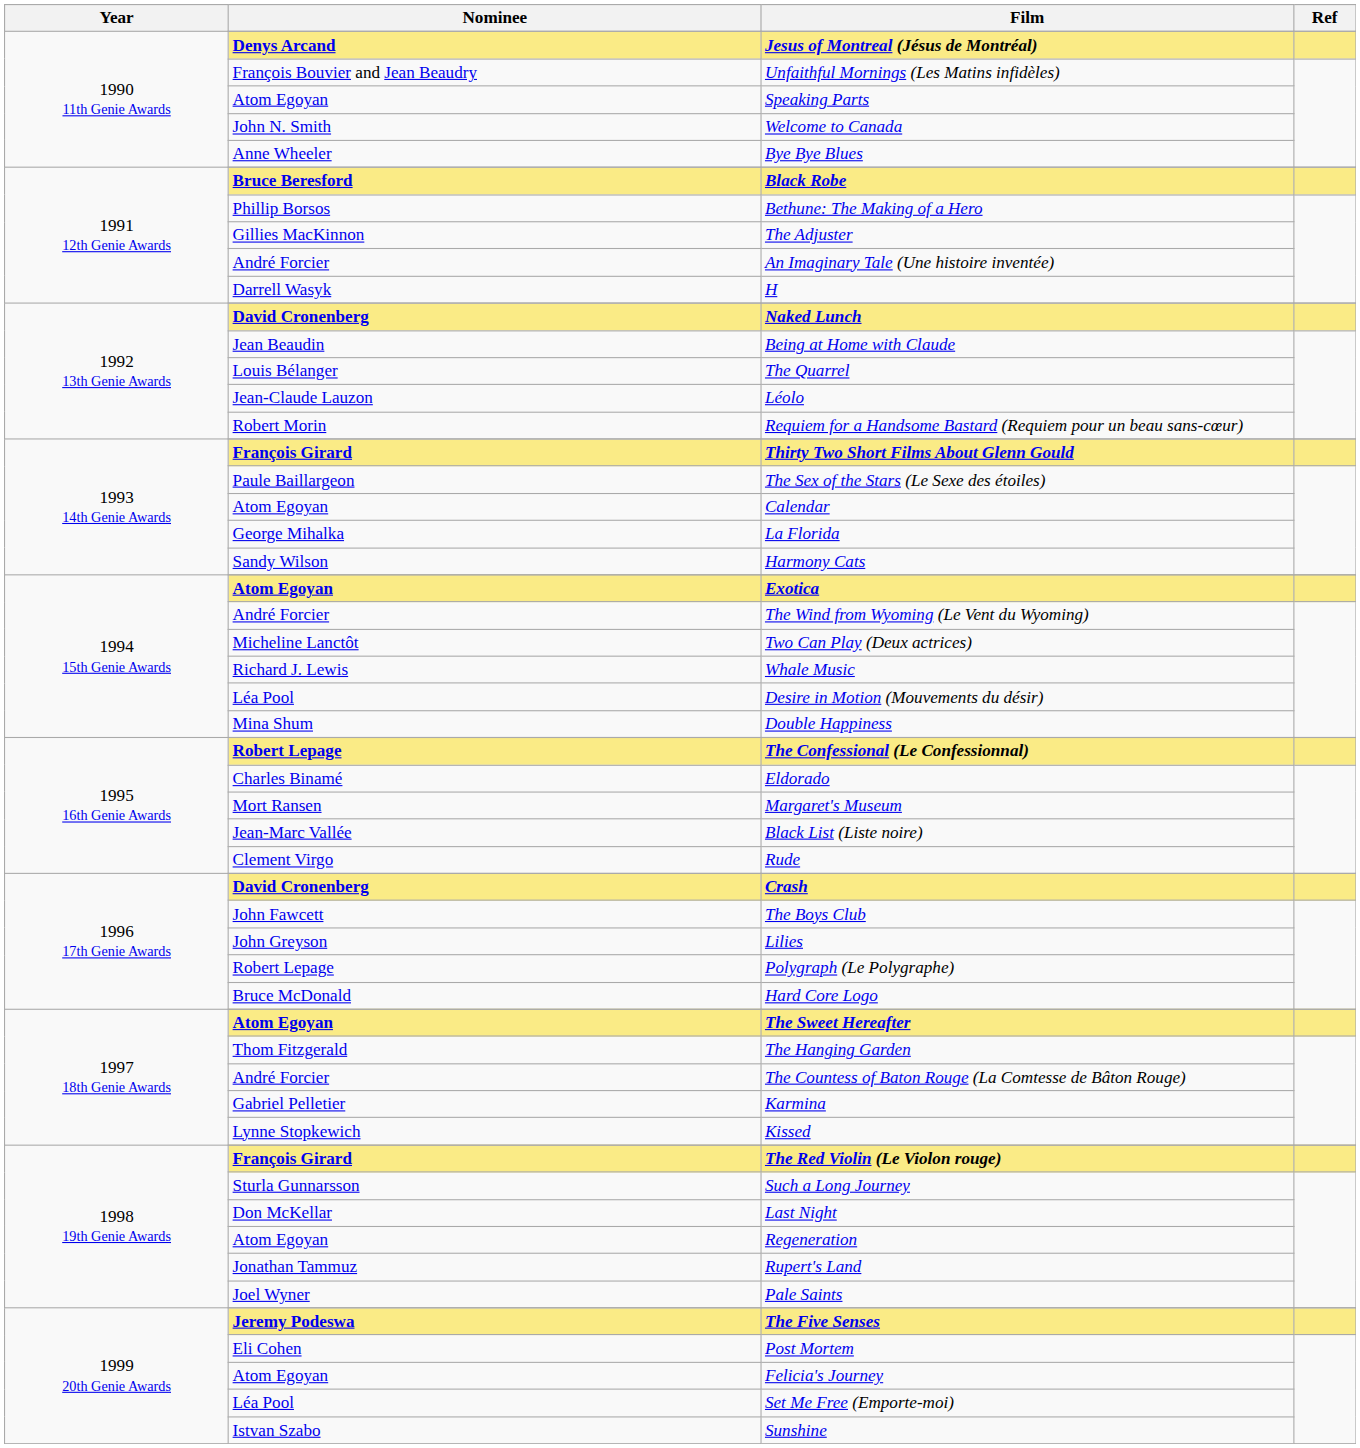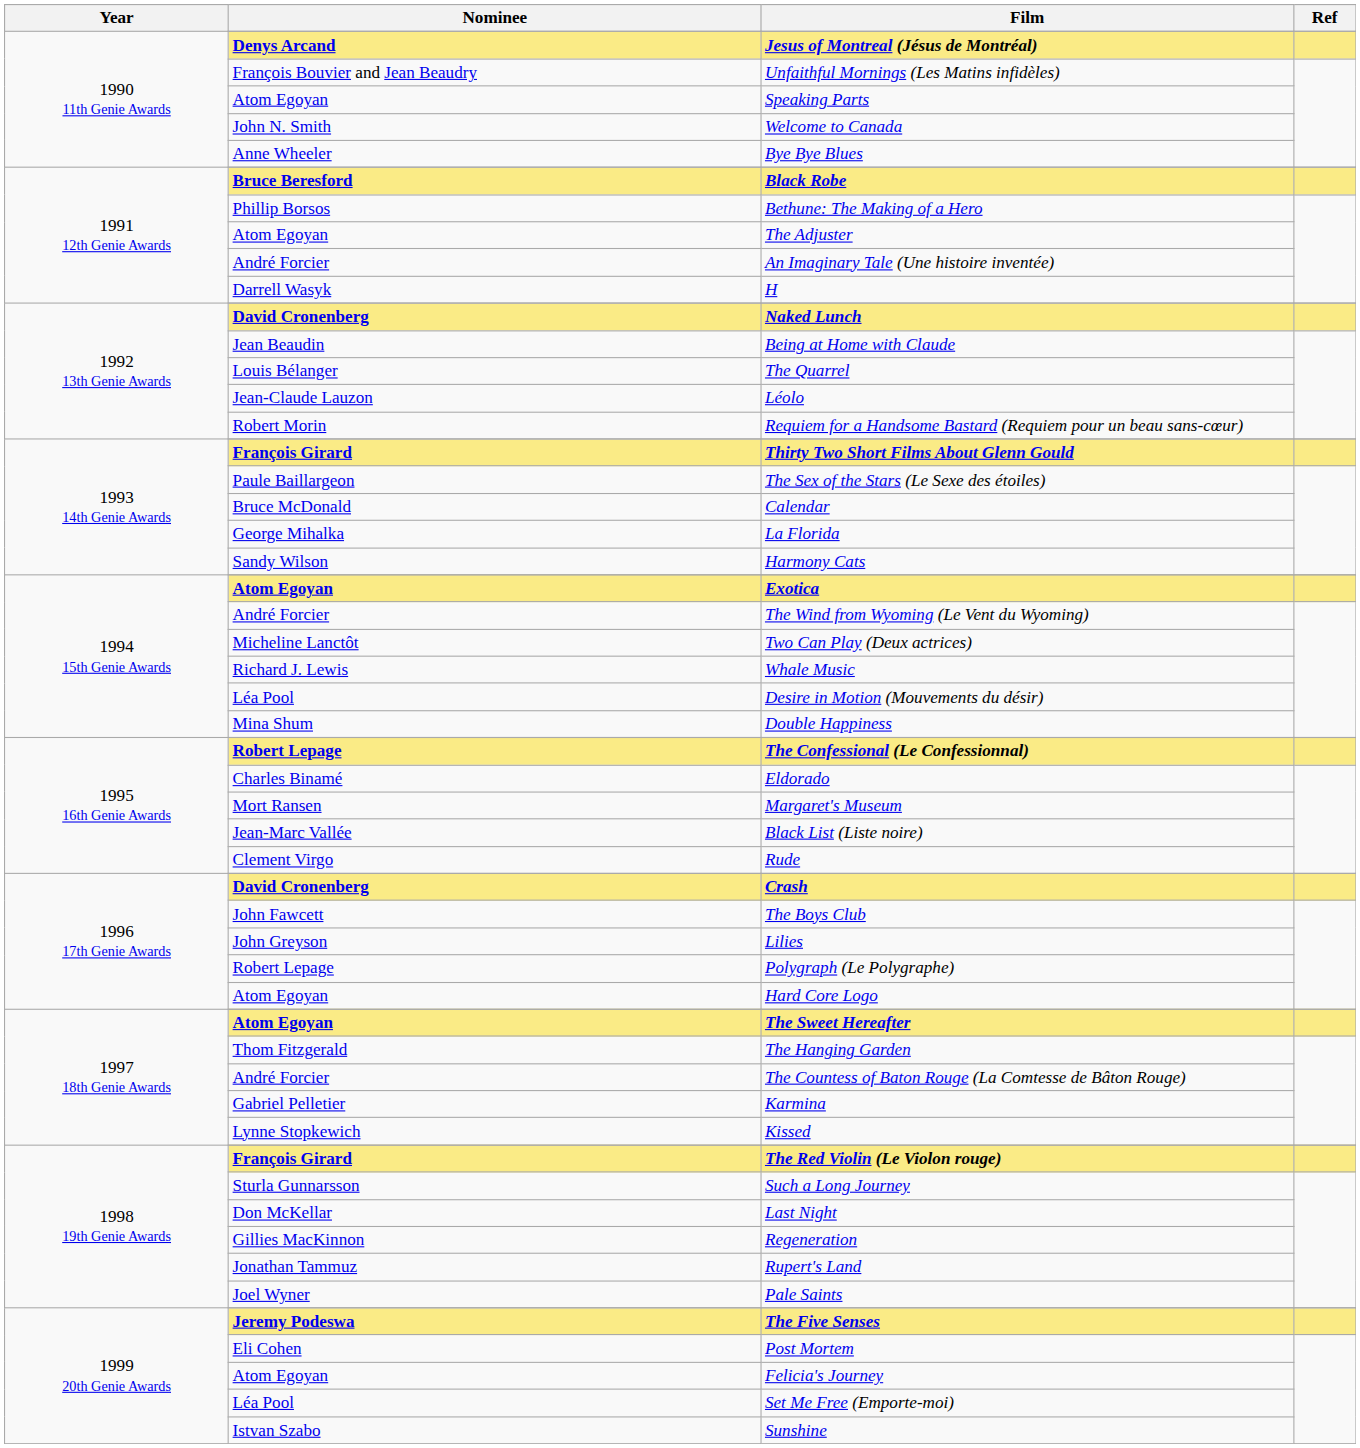(298, 235) Gillies MacKinnon -> (280, 235) Atom Egoyan
(280, 506) Atom Egoyan -> (292, 506) Bruce McDonald
(292, 995) Bruce McDonald -> (280, 995) Atom Egoyan
(280, 1239) Atom Egoyan -> (298, 1239) Gillies MacKinnon
